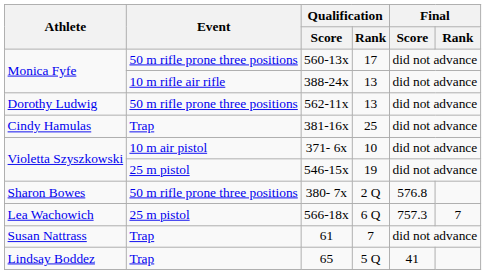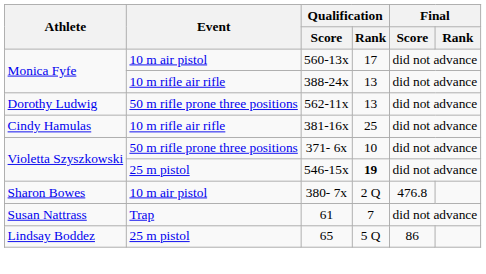(214, 60) 50 m rifle prone three positions -> (168, 60) 10 m air pistol
(142, 126) Trap -> (177, 126) 10 m rifle air rifle
(168, 148) 10 m air pistol -> (214, 148) 50 m rifle prone three positions
(371, 170) normal -> (371, 170) bold
(214, 192) 50 m rifle prone three positions -> (168, 192) 10 m air pistol
(412, 192) 576.8 -> (412, 192) 476.8
- row: (326, 214)
(142, 258) Trap -> (160, 236) 25 m pistol
(412, 258) 41 -> (412, 236) 86
